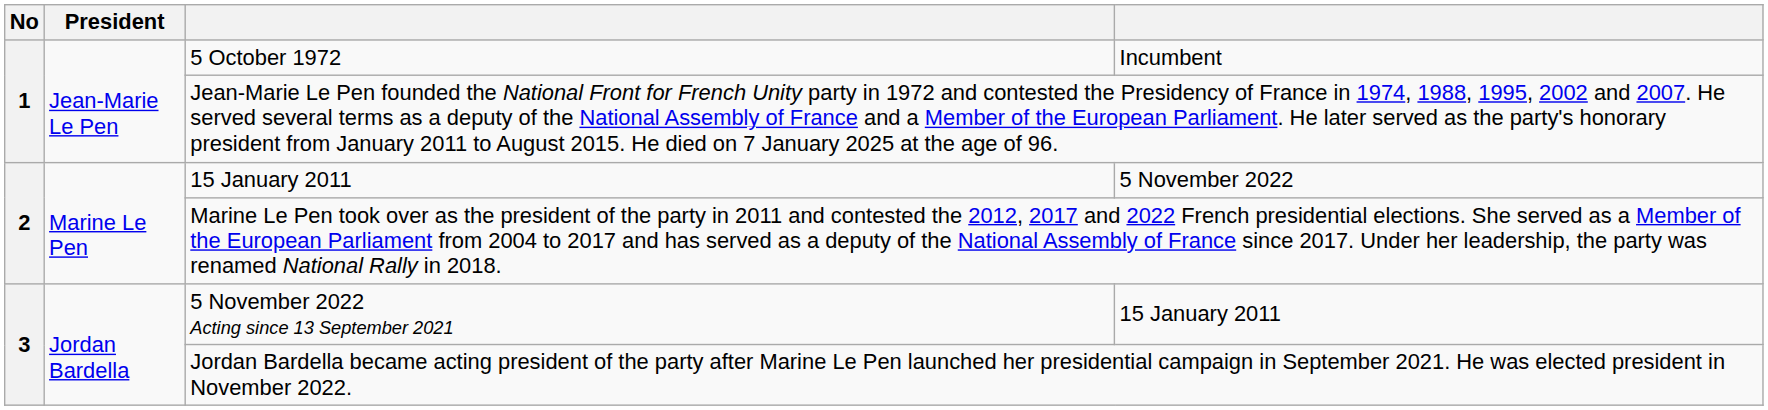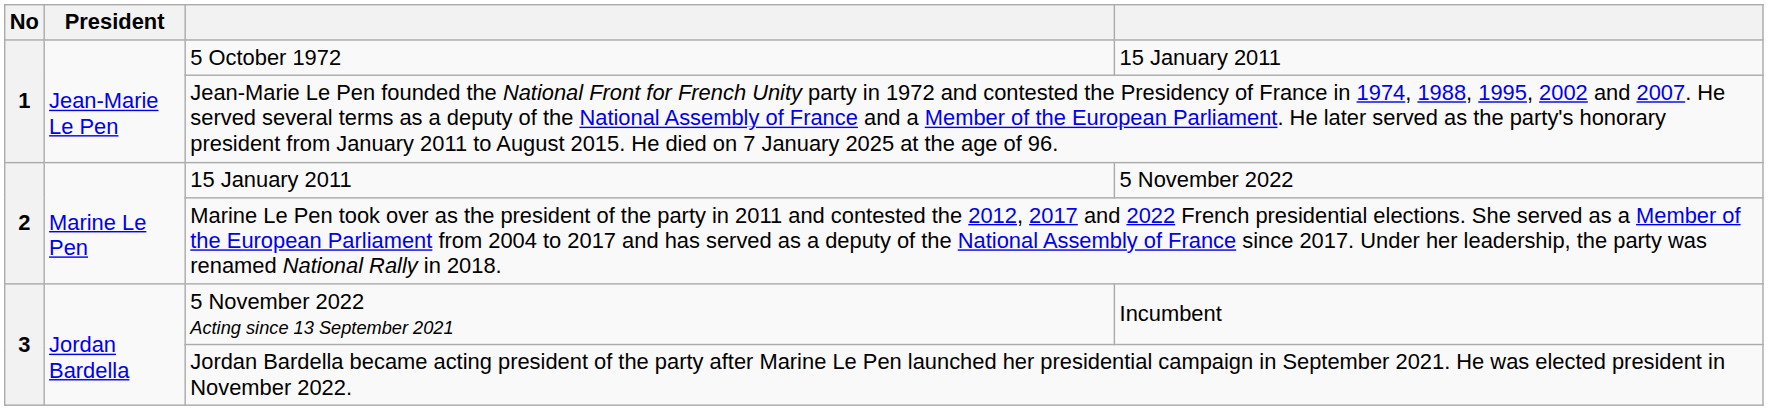(1171, 57) Incumbent -> (1200, 57) 15 January 2011
(1200, 313) 15 January 2011 -> (1171, 313) Incumbent
